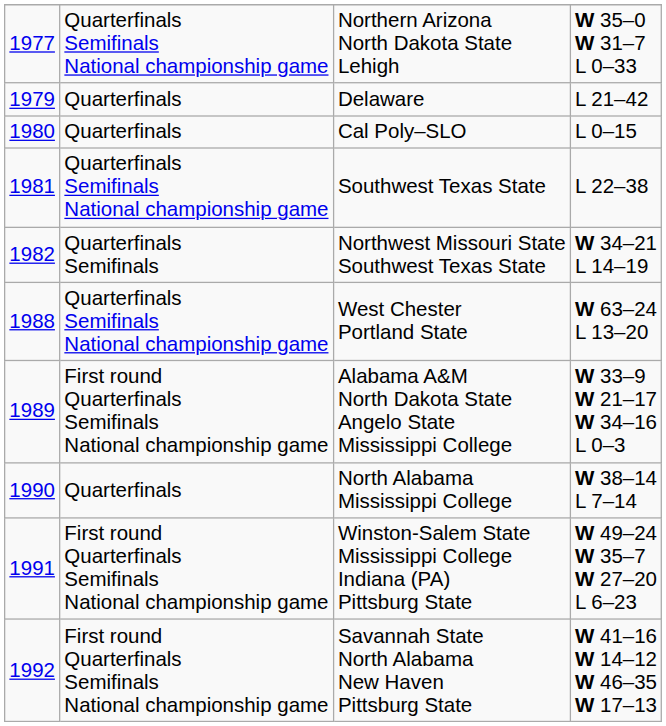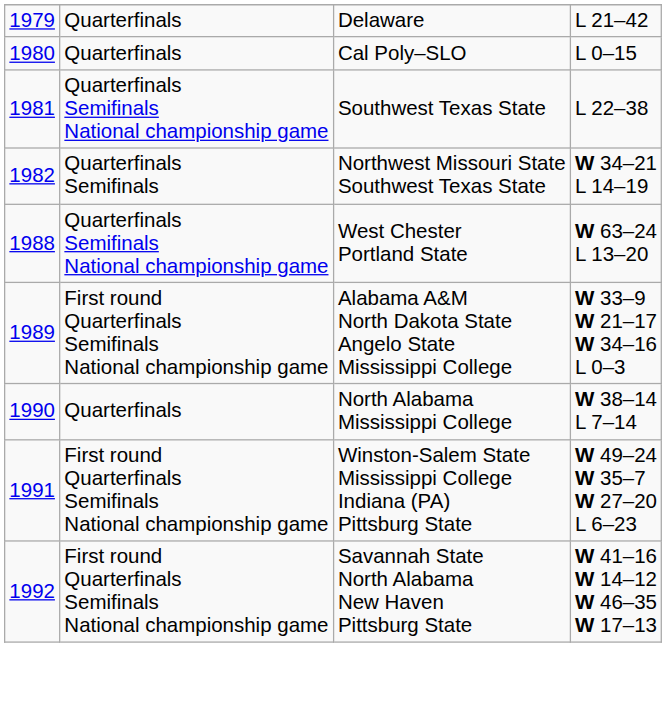- row: (425, 43)
